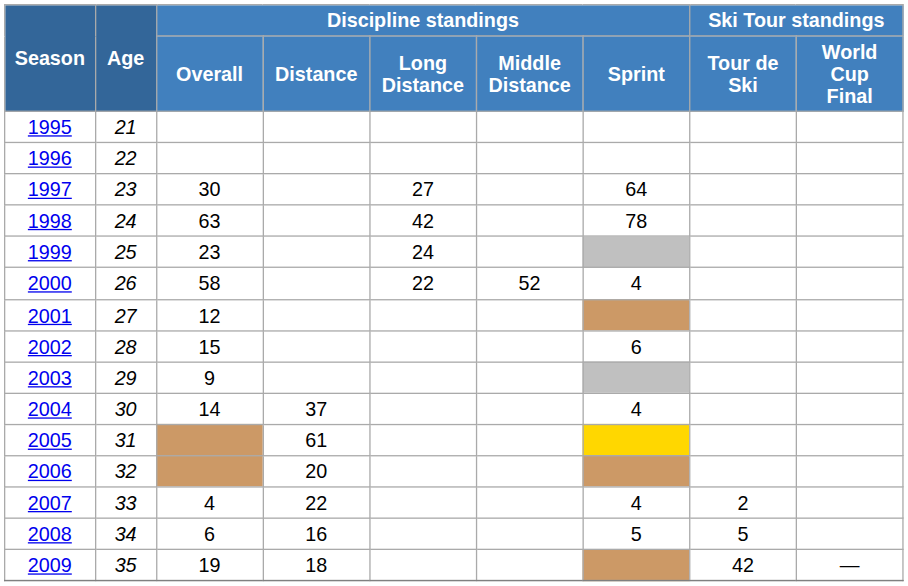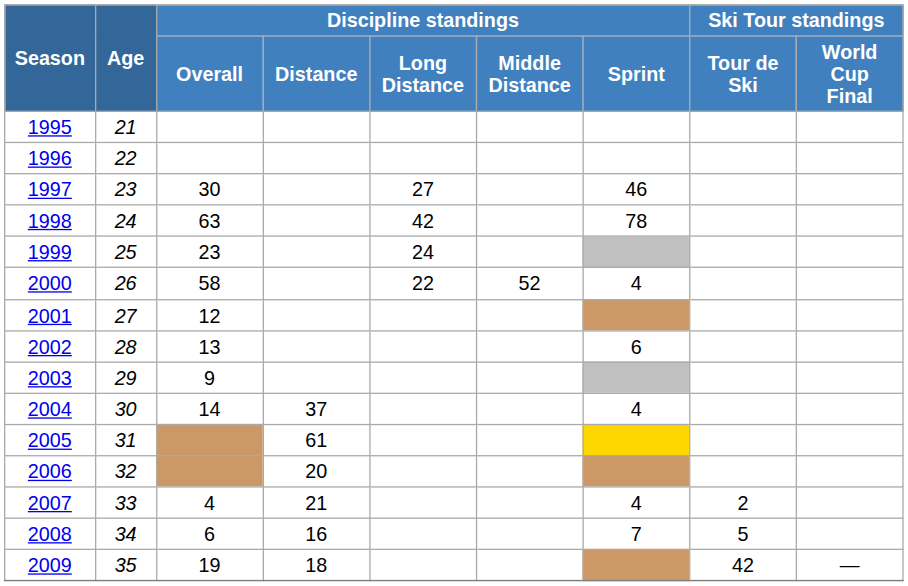(636, 190) 64 -> (636, 190) 46
(210, 346) 15 -> (210, 346) 13
(316, 503) 22 -> (316, 503) 21
(636, 534) 5 -> (636, 534) 7
